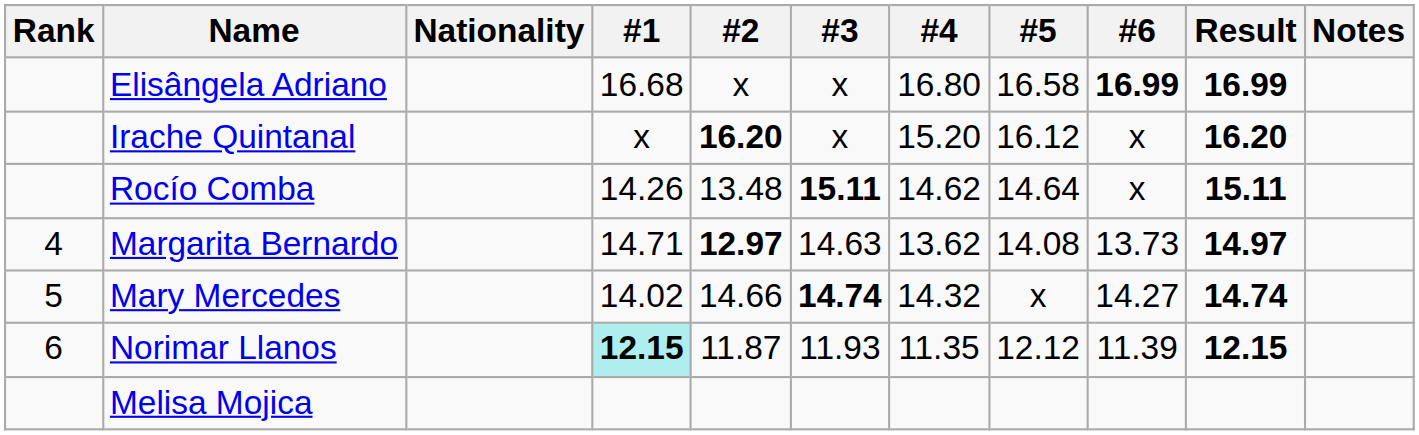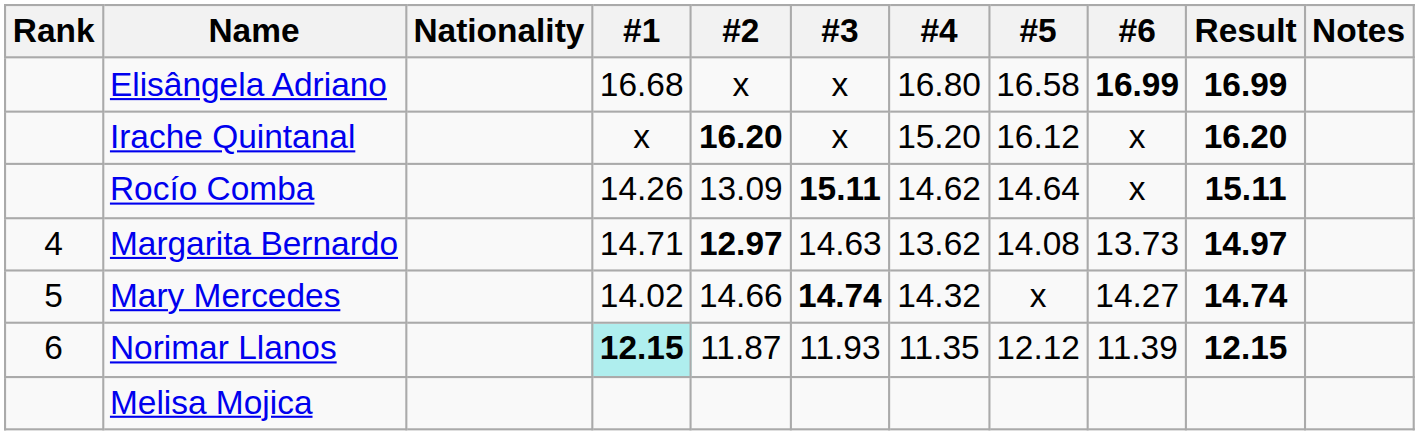(741, 190) 13.48 -> (741, 190) 13.09
